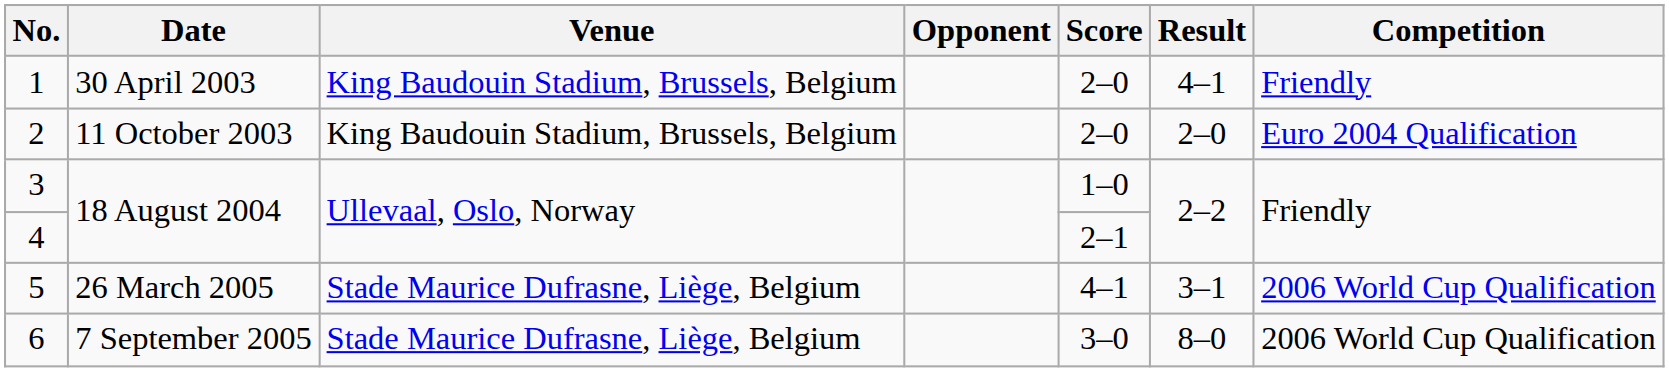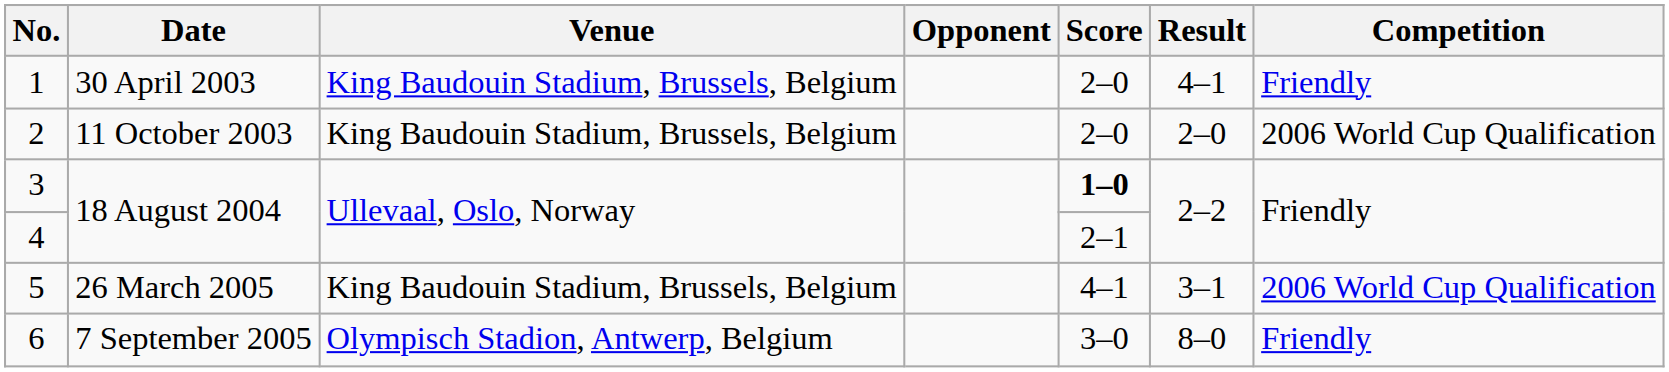(1419, 133) Euro 2004 Qualification -> (1458, 133) 2006 World Cup Qualification
(1104, 184) normal -> (1104, 184) bold
(594, 287) Stade Maurice Dufrasne, Liège, Belgium -> (612, 287) King Baudouin Stadium, Brussels, Belgium
(594, 339) Stade Maurice Dufrasne, Liège, Belgium -> (580, 339) Olympisch Stadion, Antwerp, Belgium
(1458, 339) 2006 World Cup Qualification -> (1316, 339) Friendly
